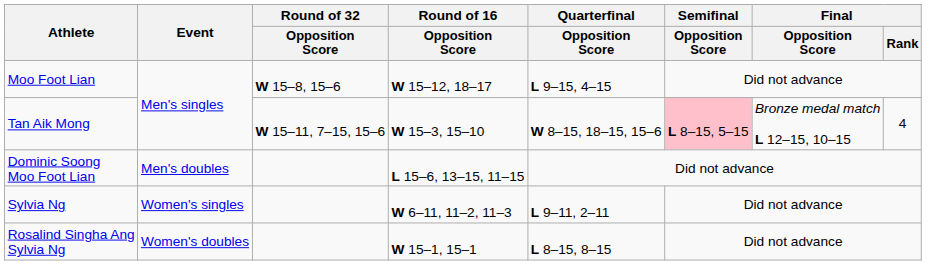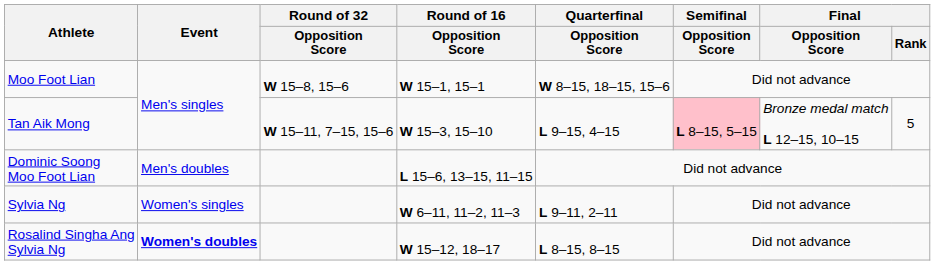(442, 87) W 15–12, 18–17 -> (442, 87) W 15–1, 15–1
(571, 87) L 9–15, 4–15 -> (604, 87) W 8–15, 18–15, 15–6
(596, 132) W 8–15, 18–15, 15–6 -> (579, 132) L 9–15, 4–15
(902, 124) 4 -> (911, 124) 5
(195, 242) normal -> (199, 242) bold
(434, 250) W 15–1, 15–1 -> (450, 250) W 15–12, 18–17
